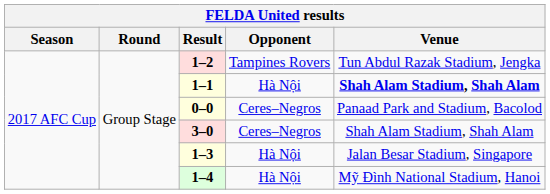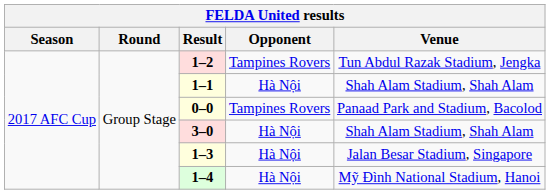(439, 85) bold -> (439, 85) normal
(280, 108) Ceres–Negros -> (280, 108) Tampines Rovers
(280, 131) Ceres–Negros -> (280, 131) Hà Nội
